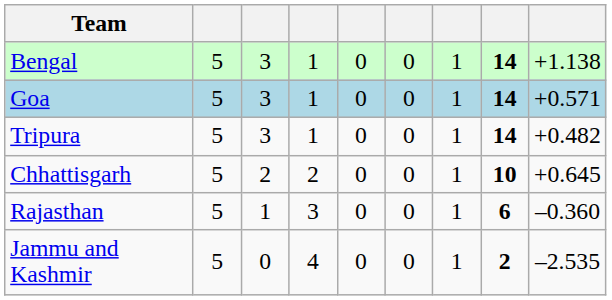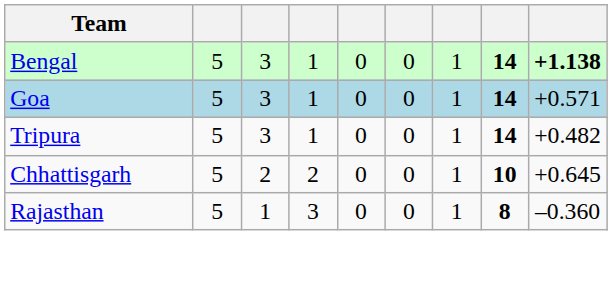(567, 60) normal -> (568, 60) bold
(505, 211) 6 -> (505, 211) 8
- row: (64, 261)
